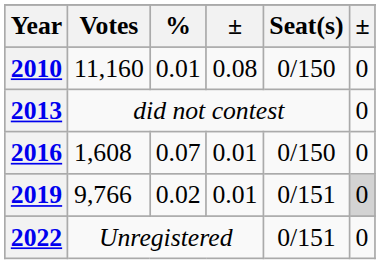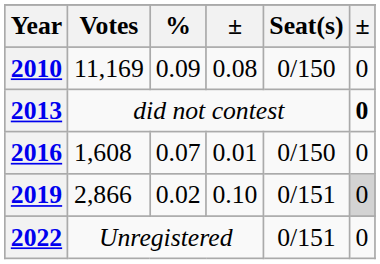(109, 68) 11,160 -> (109, 68) 11,169
(178, 68) 0.01 -> (178, 68) 0.09
(362, 110) normal -> (362, 110) bold
(103, 195) 9,766 -> (103, 195) 2,866
(235, 195) 0.01 -> (235, 195) 0.10
